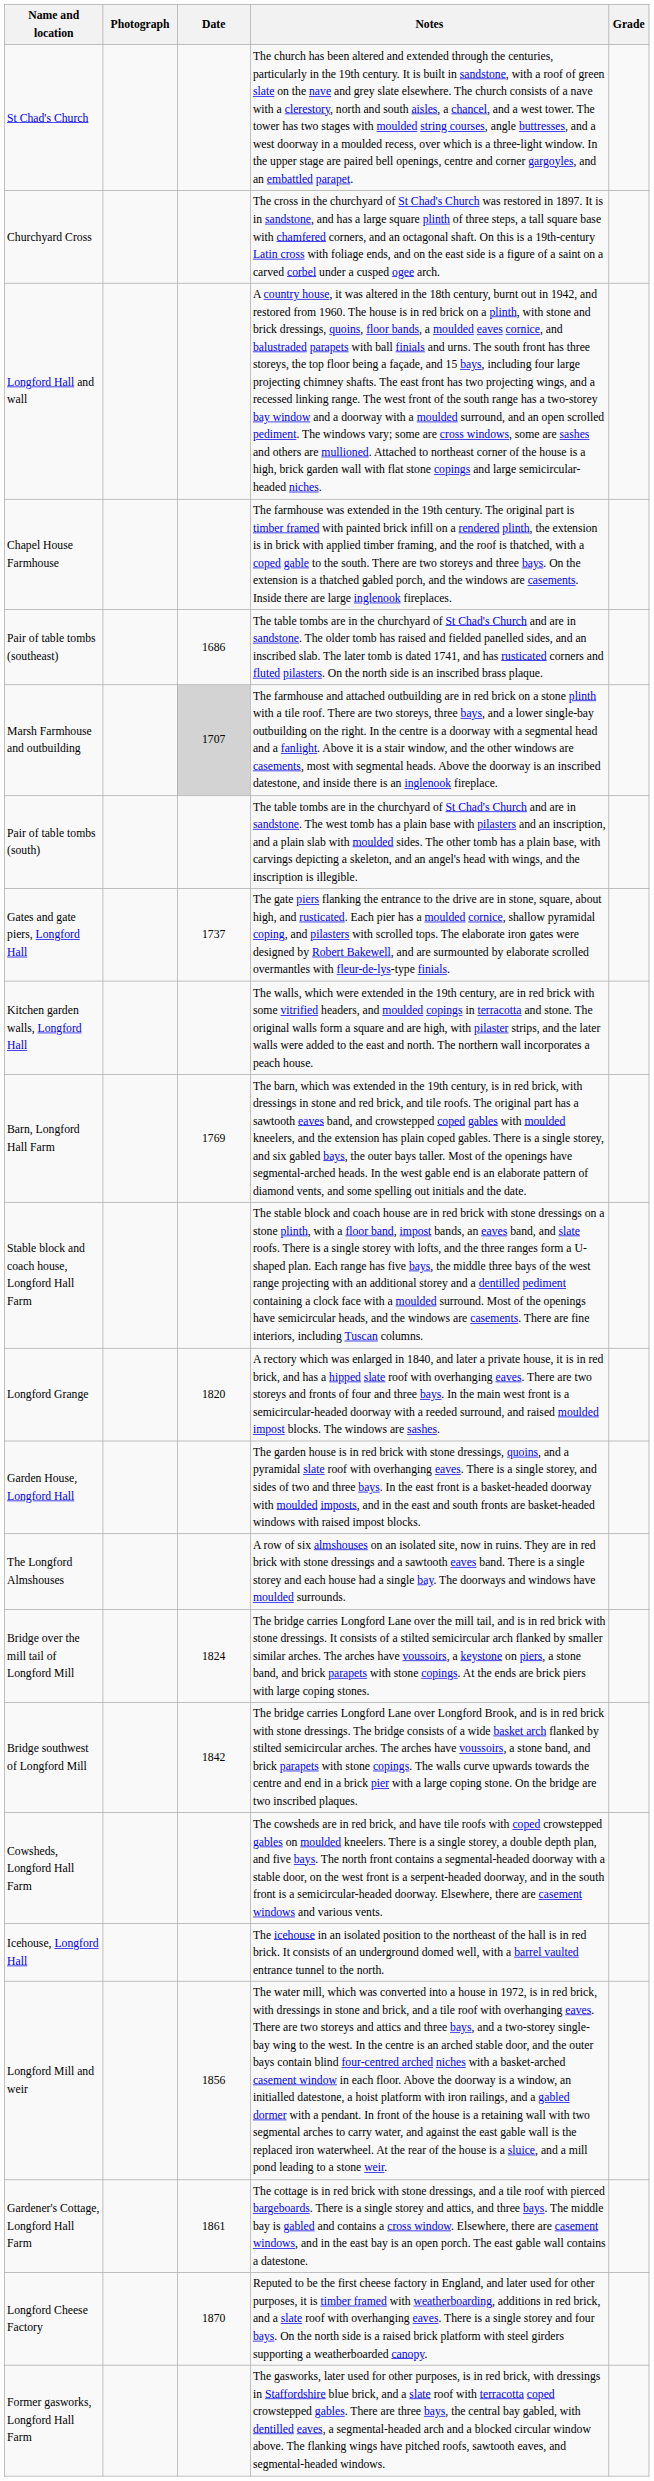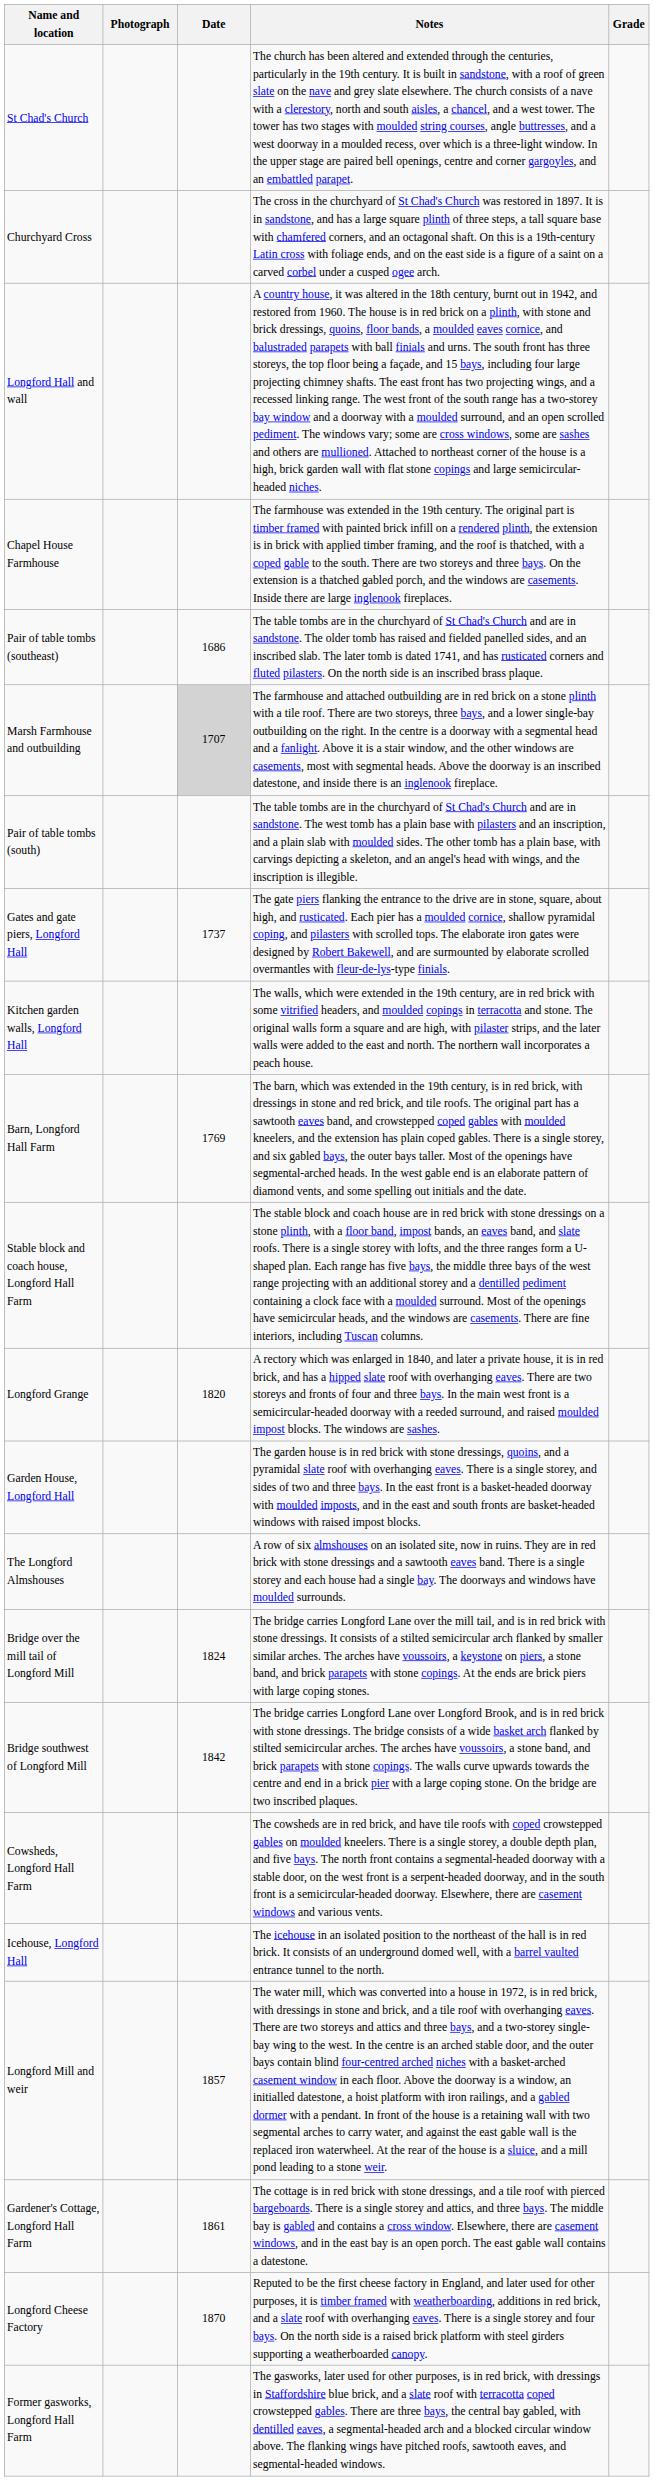(214, 2080) 1856 -> (214, 2080) 1857
